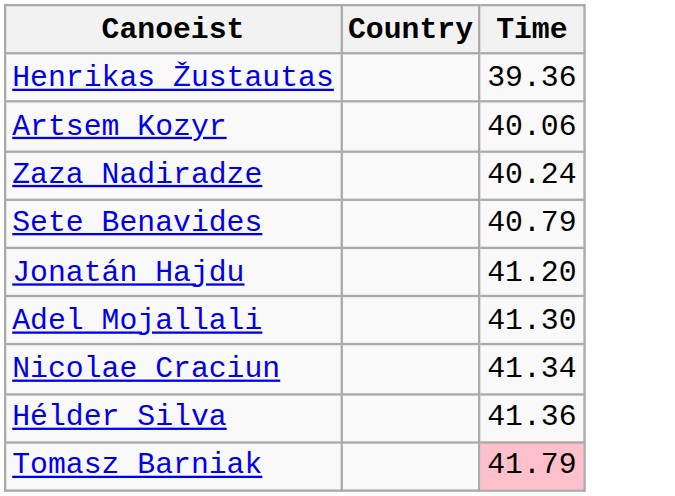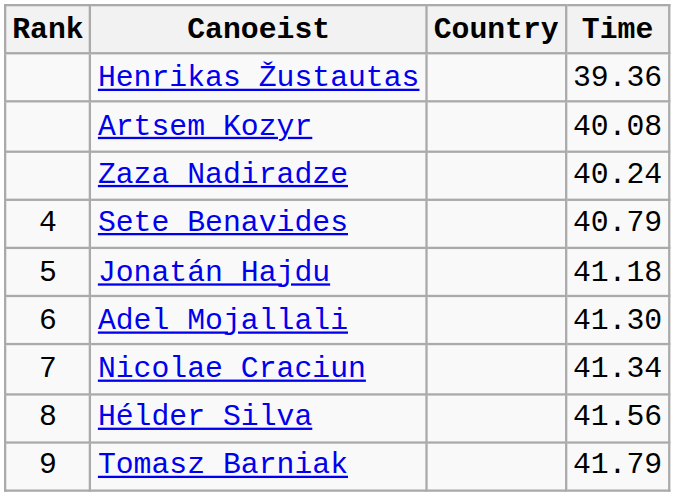+ column: (48, 29)
(532, 126) 40.06 -> (618, 126) 40.08
(532, 272) 41.20 -> (618, 272) 41.18
(532, 418) 41.36 -> (618, 418) 41.56
(532, 466) pink background -> (618, 466) no background
